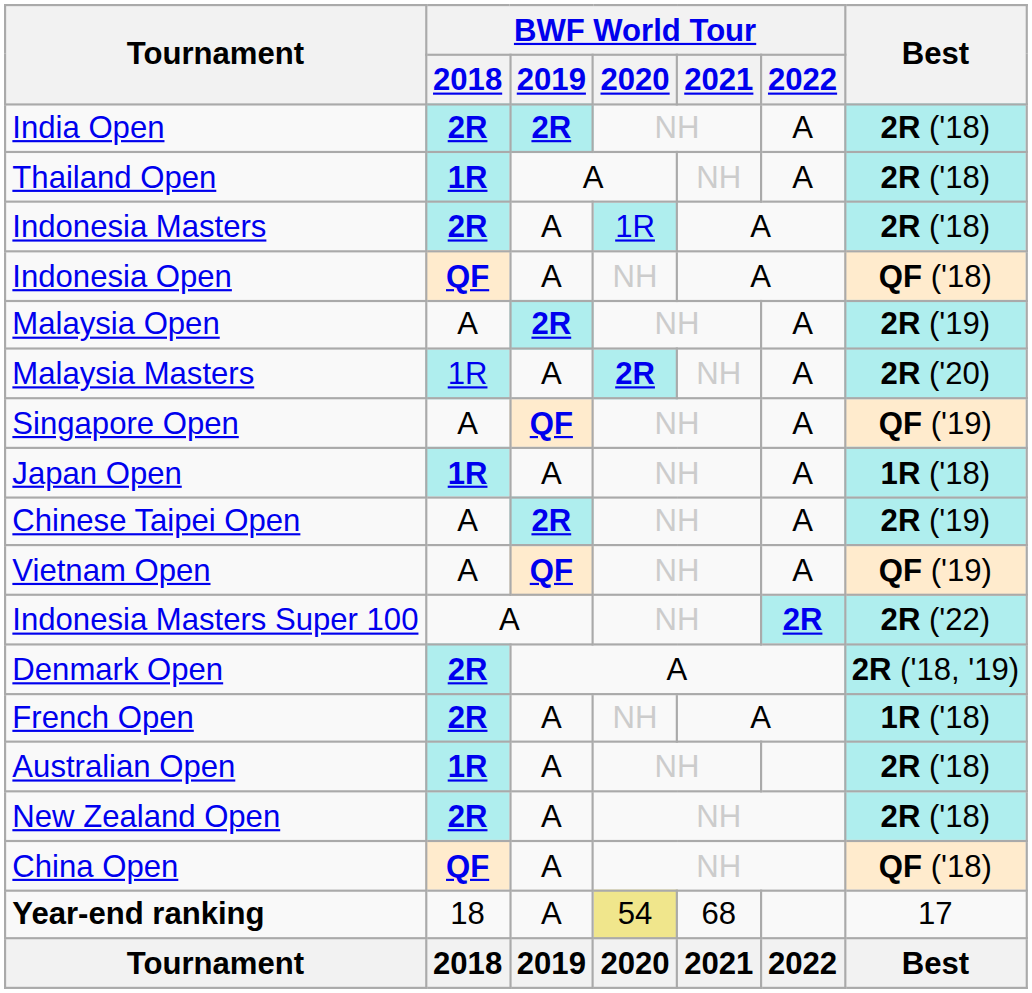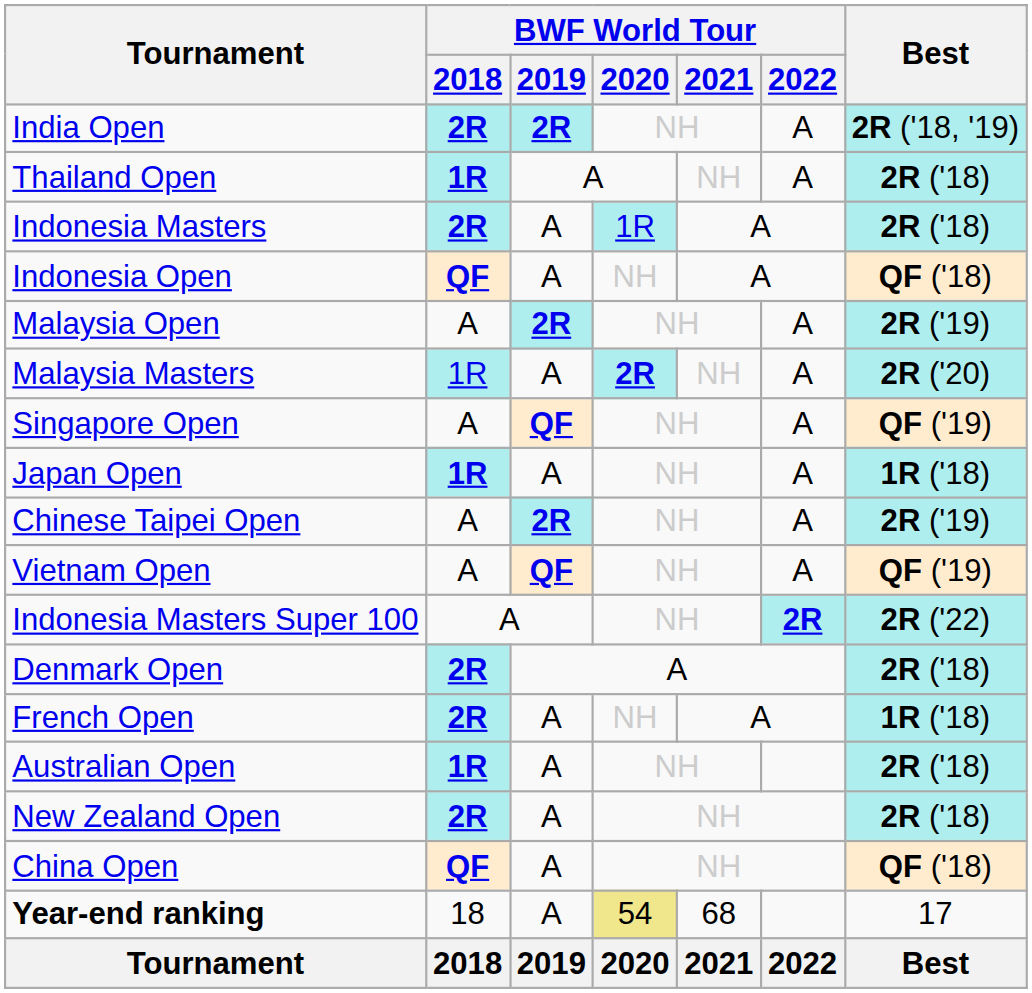(935, 128) 2R ('18) -> (935, 128) 2R ('18, '19)
(935, 669) 2R ('18, '19) -> (935, 669) 2R ('18)
